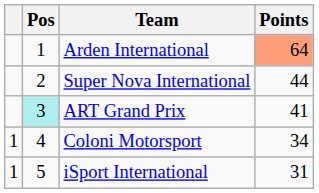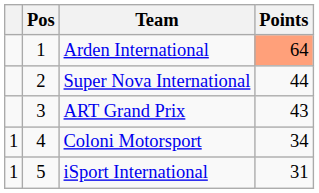(41, 110) paleturquoise background -> (41, 110) no background
(299, 110) 41 -> (299, 110) 43
